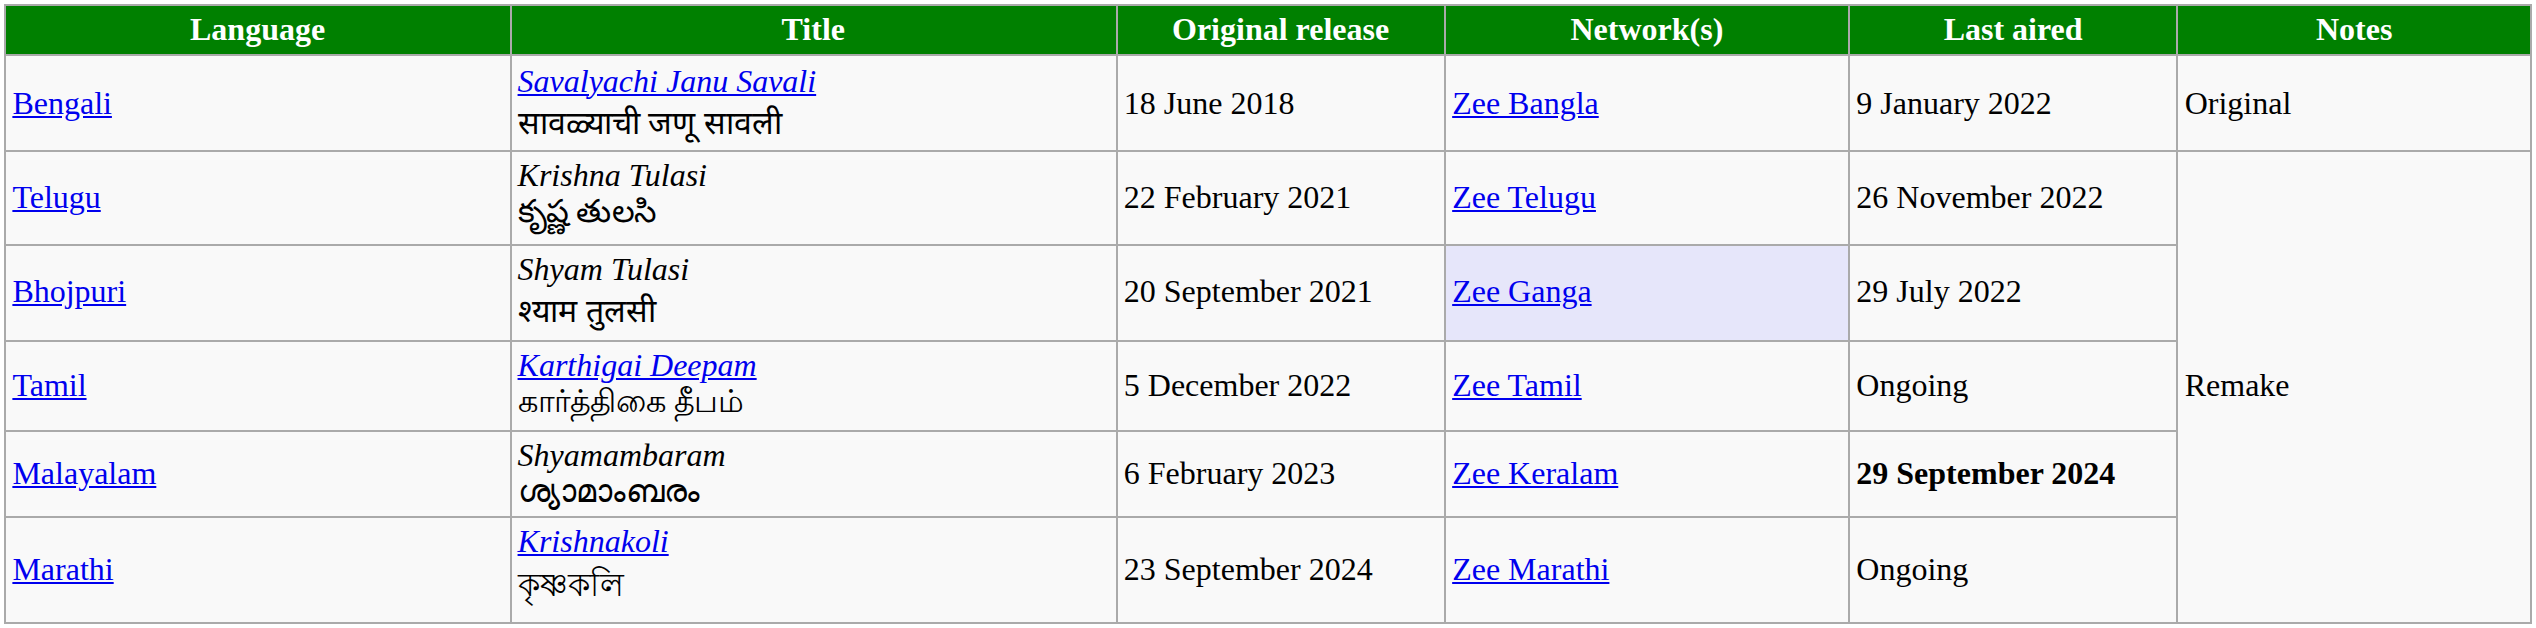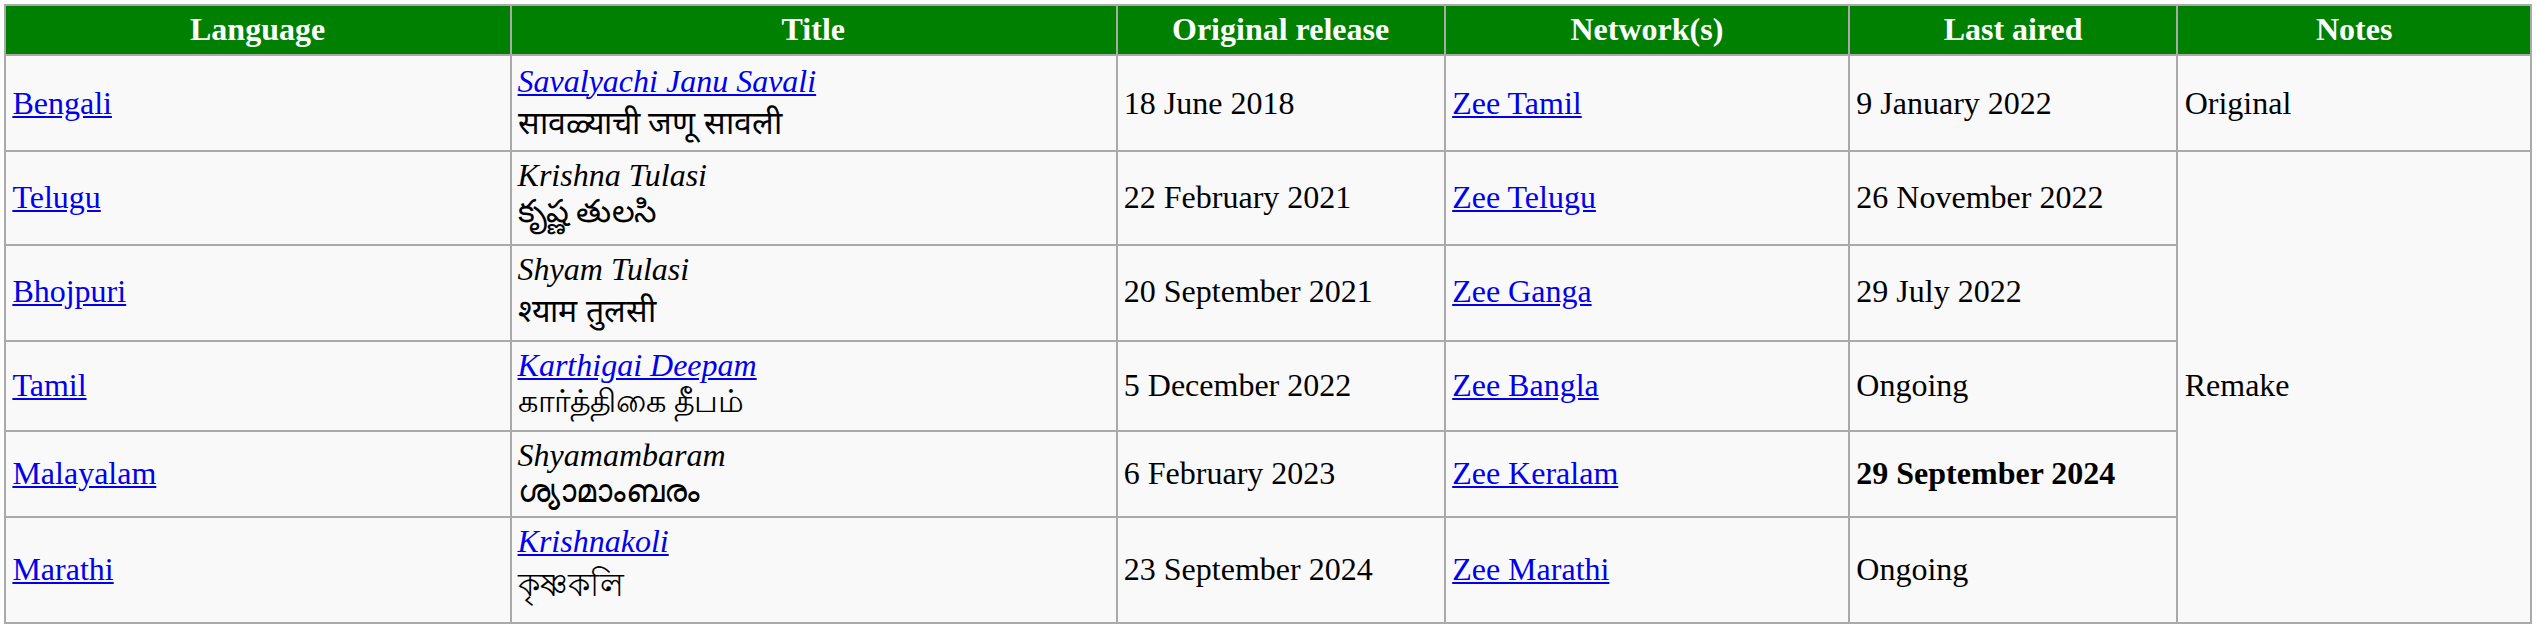(1525, 102) Zee Bangla -> (1517, 102) Zee Tamil
(1522, 292) lavender background -> (1522, 292) no background
(1517, 384) Zee Tamil -> (1525, 384) Zee Bangla
